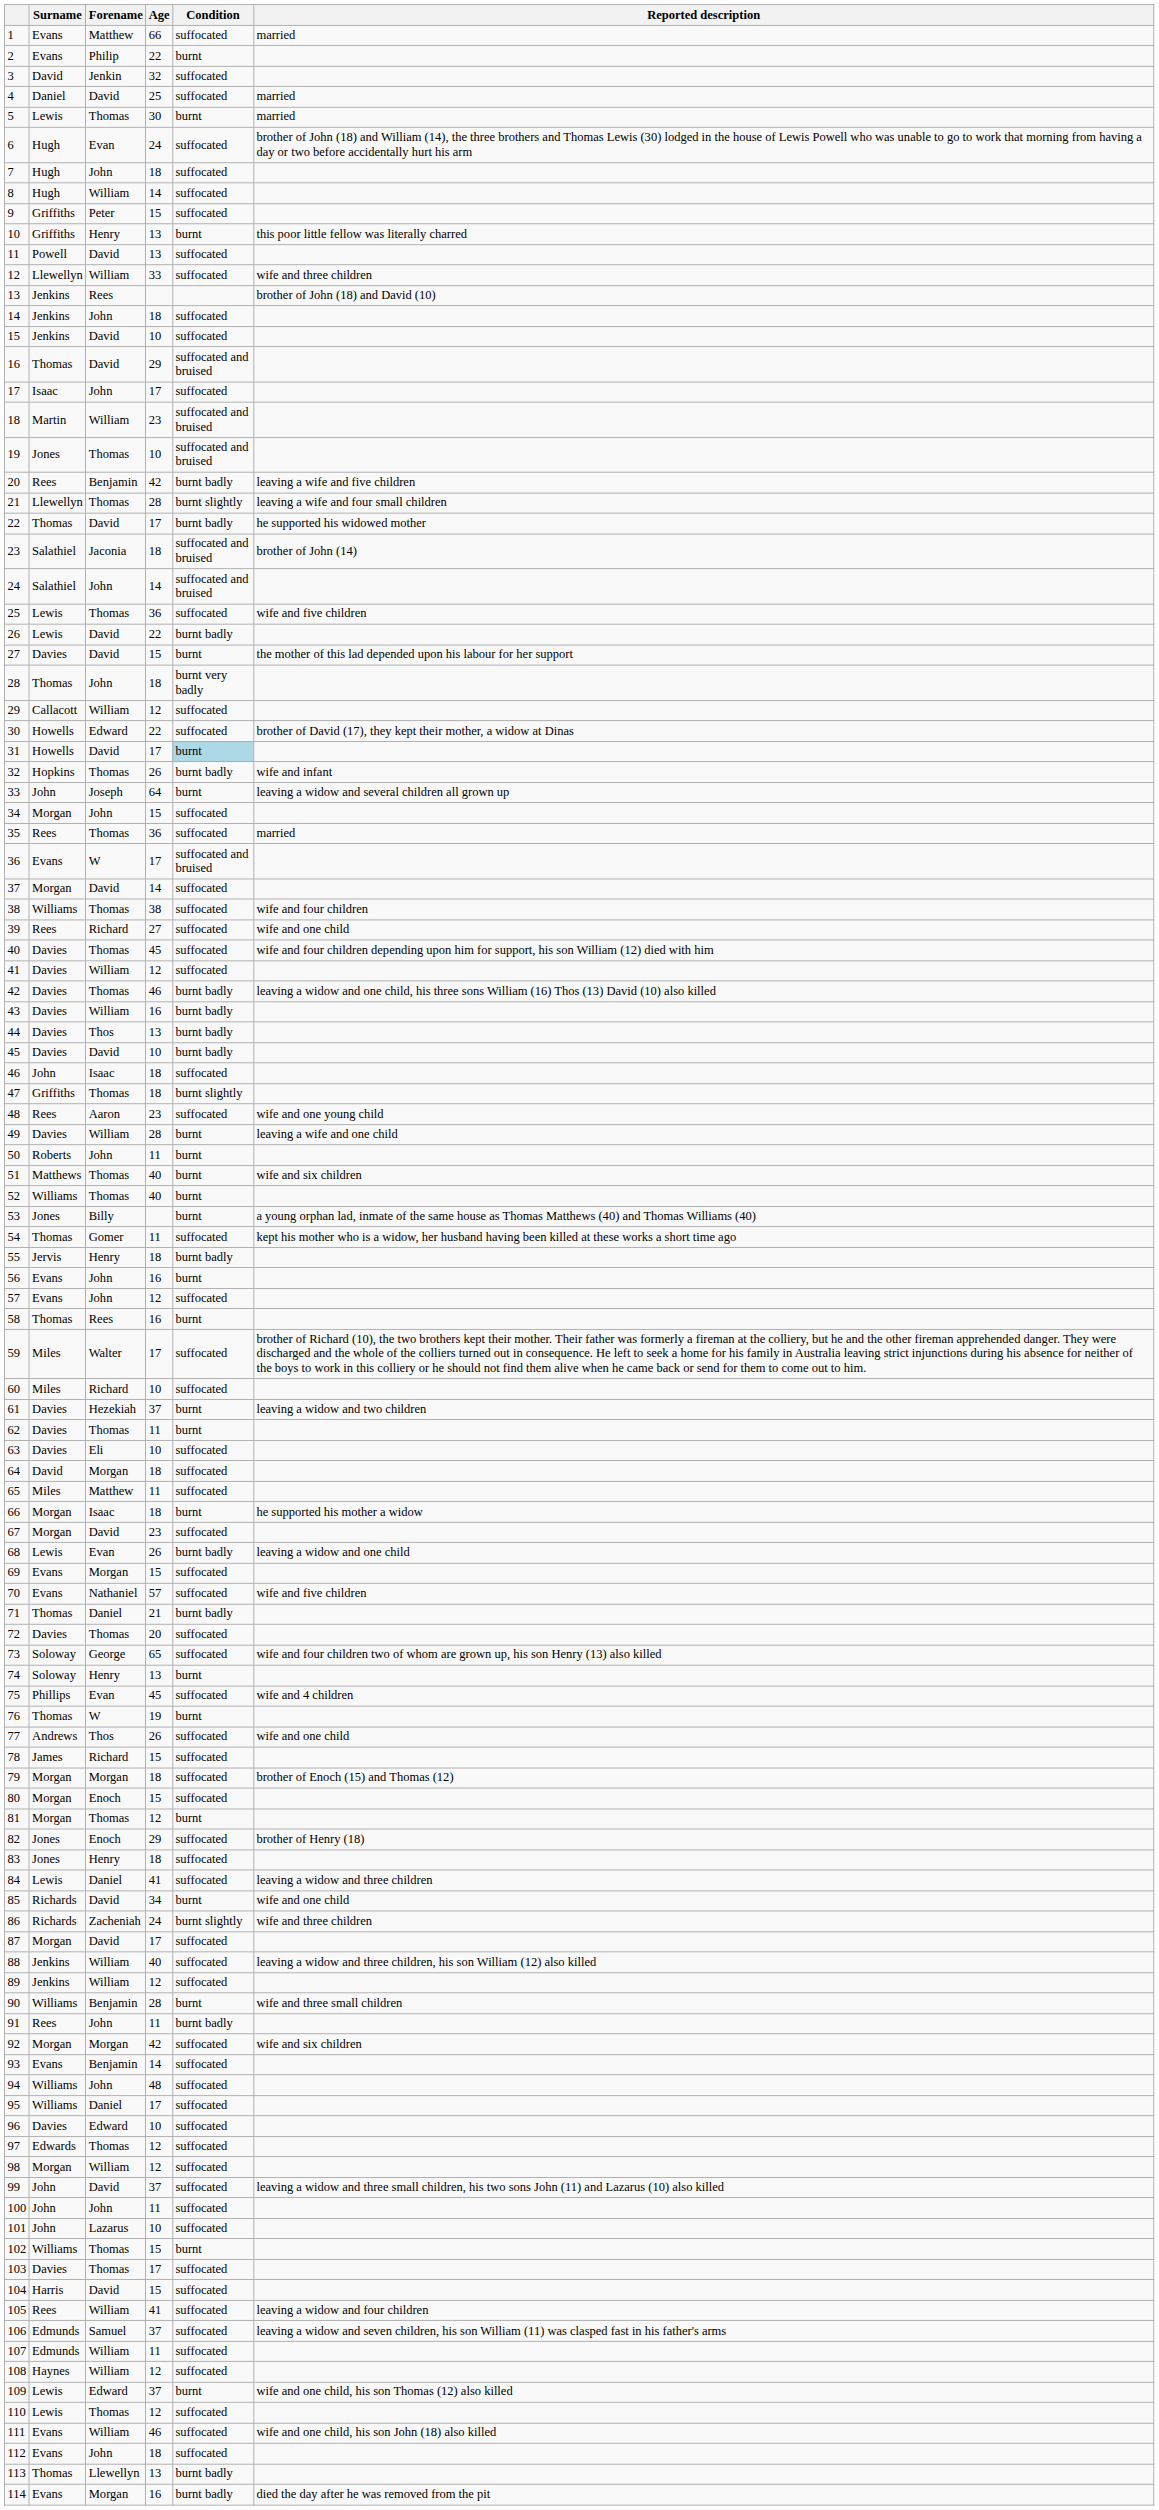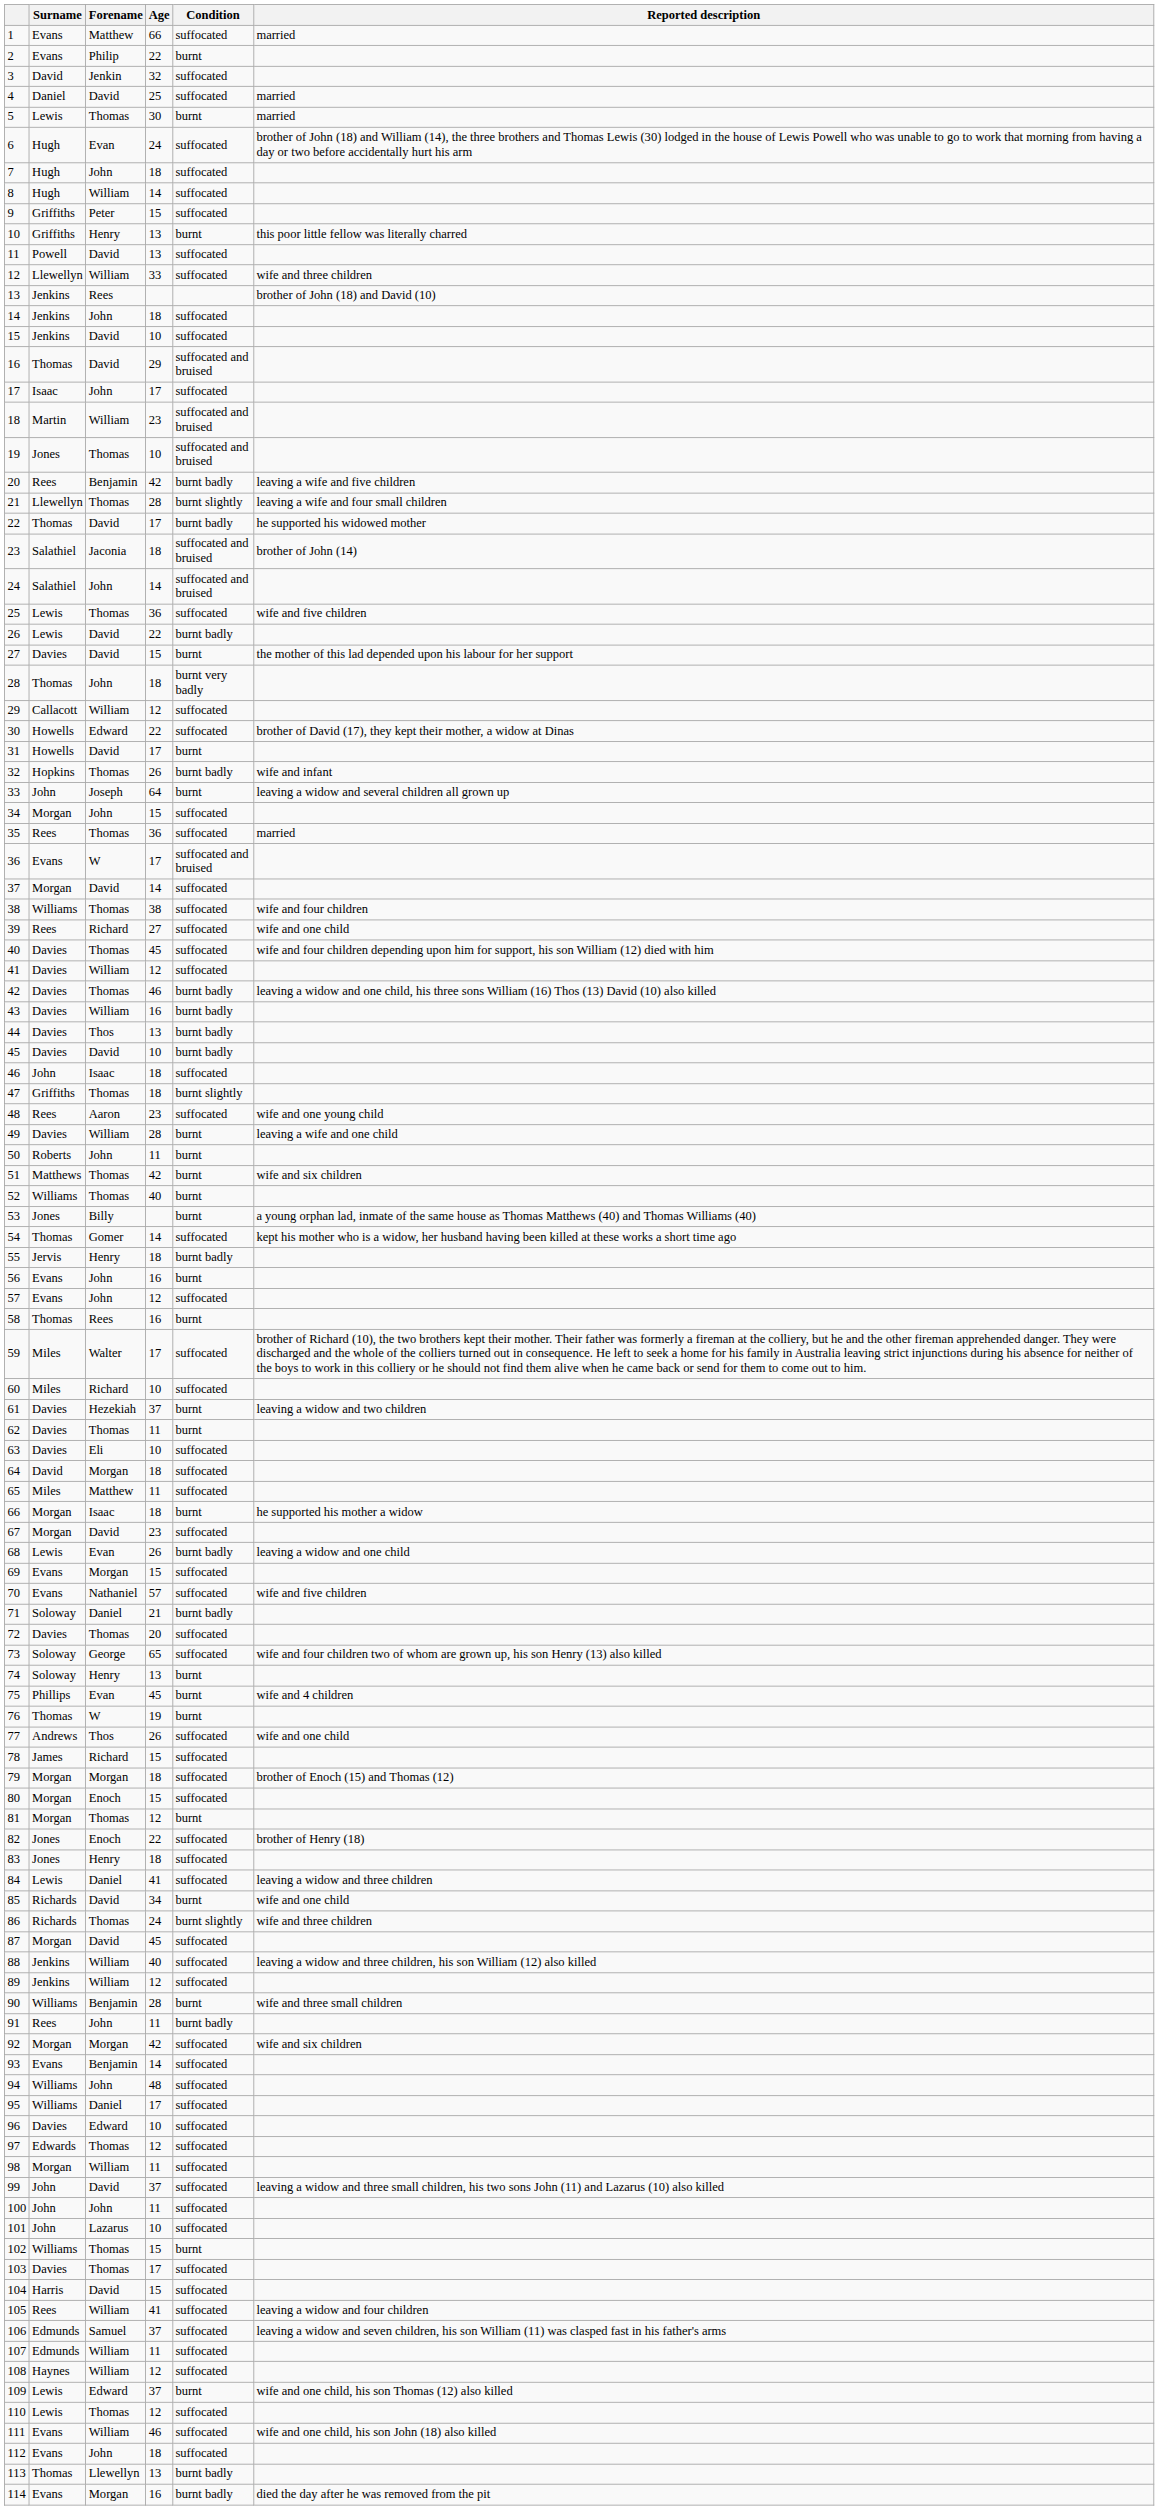(189, 751) lightblue background -> (189, 751) no background
(155, 1175) 40 -> (155, 1175) 42
(155, 1236) 11 -> (155, 1236) 14
(52, 1613) Thomas -> (54, 1613) Soloway
(201, 1695) suffocated -> (189, 1695) burnt
(155, 1839) 29 -> (155, 1839) 22
(115, 1920) Zacheniah -> (109, 1920) Thomas
(155, 1941) 17 -> (155, 1941) 45
(155, 2166) 12 -> (155, 2166) 11
